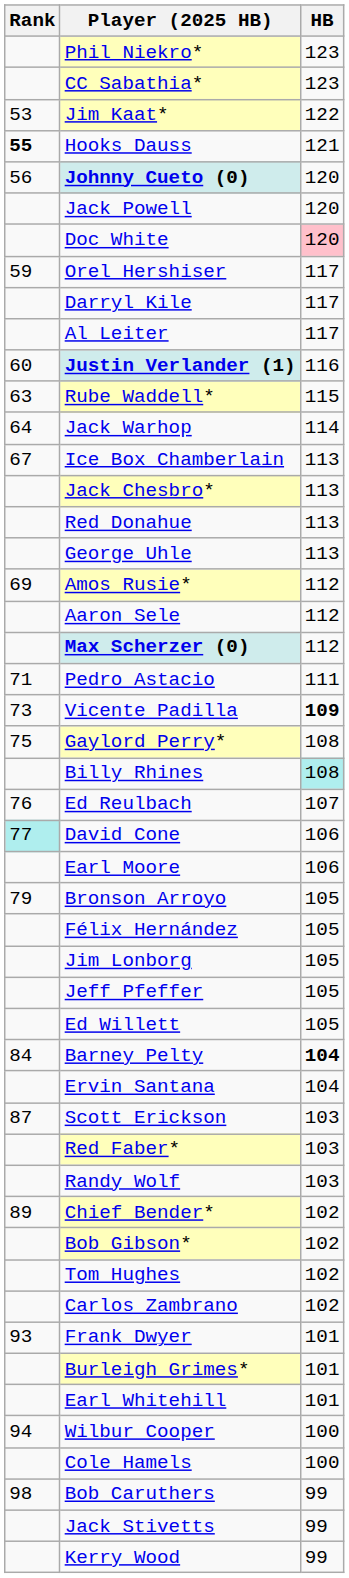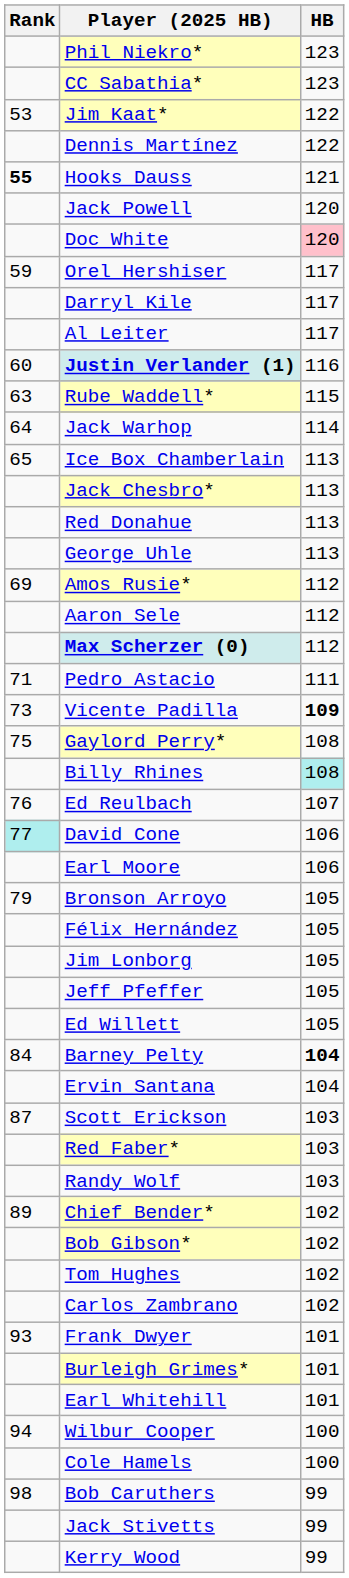+ row: (151, 146)
- row: (157, 177)
(21, 460) 67 -> (21, 460) 65
